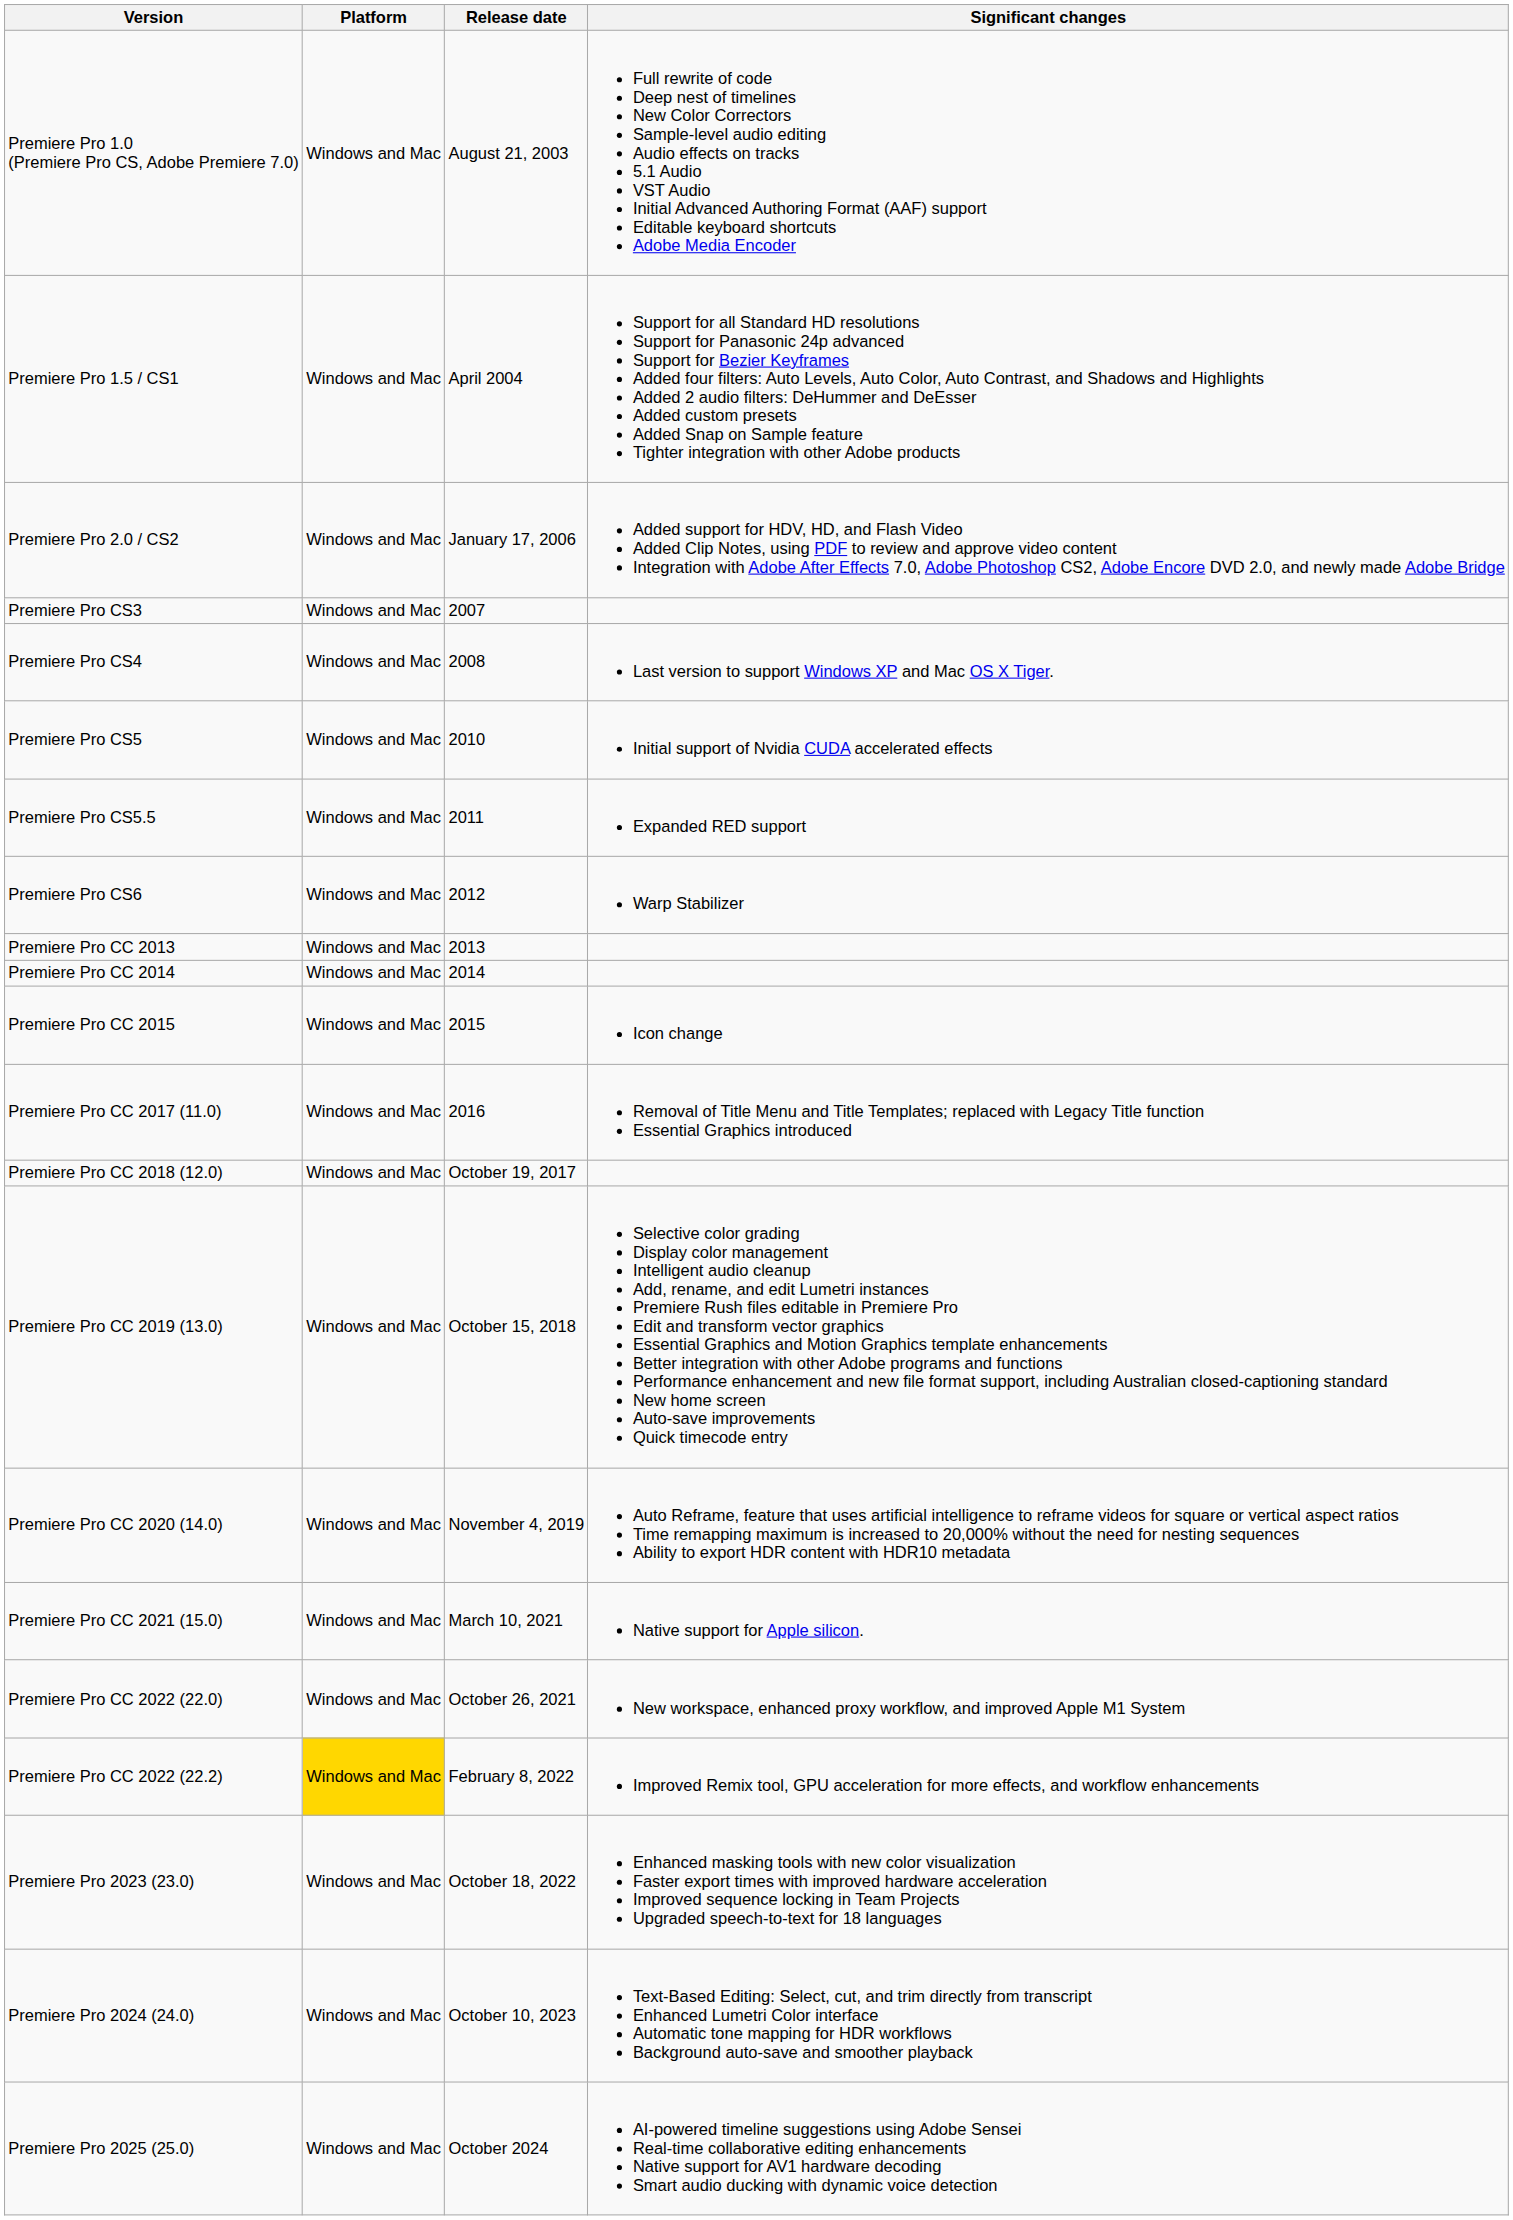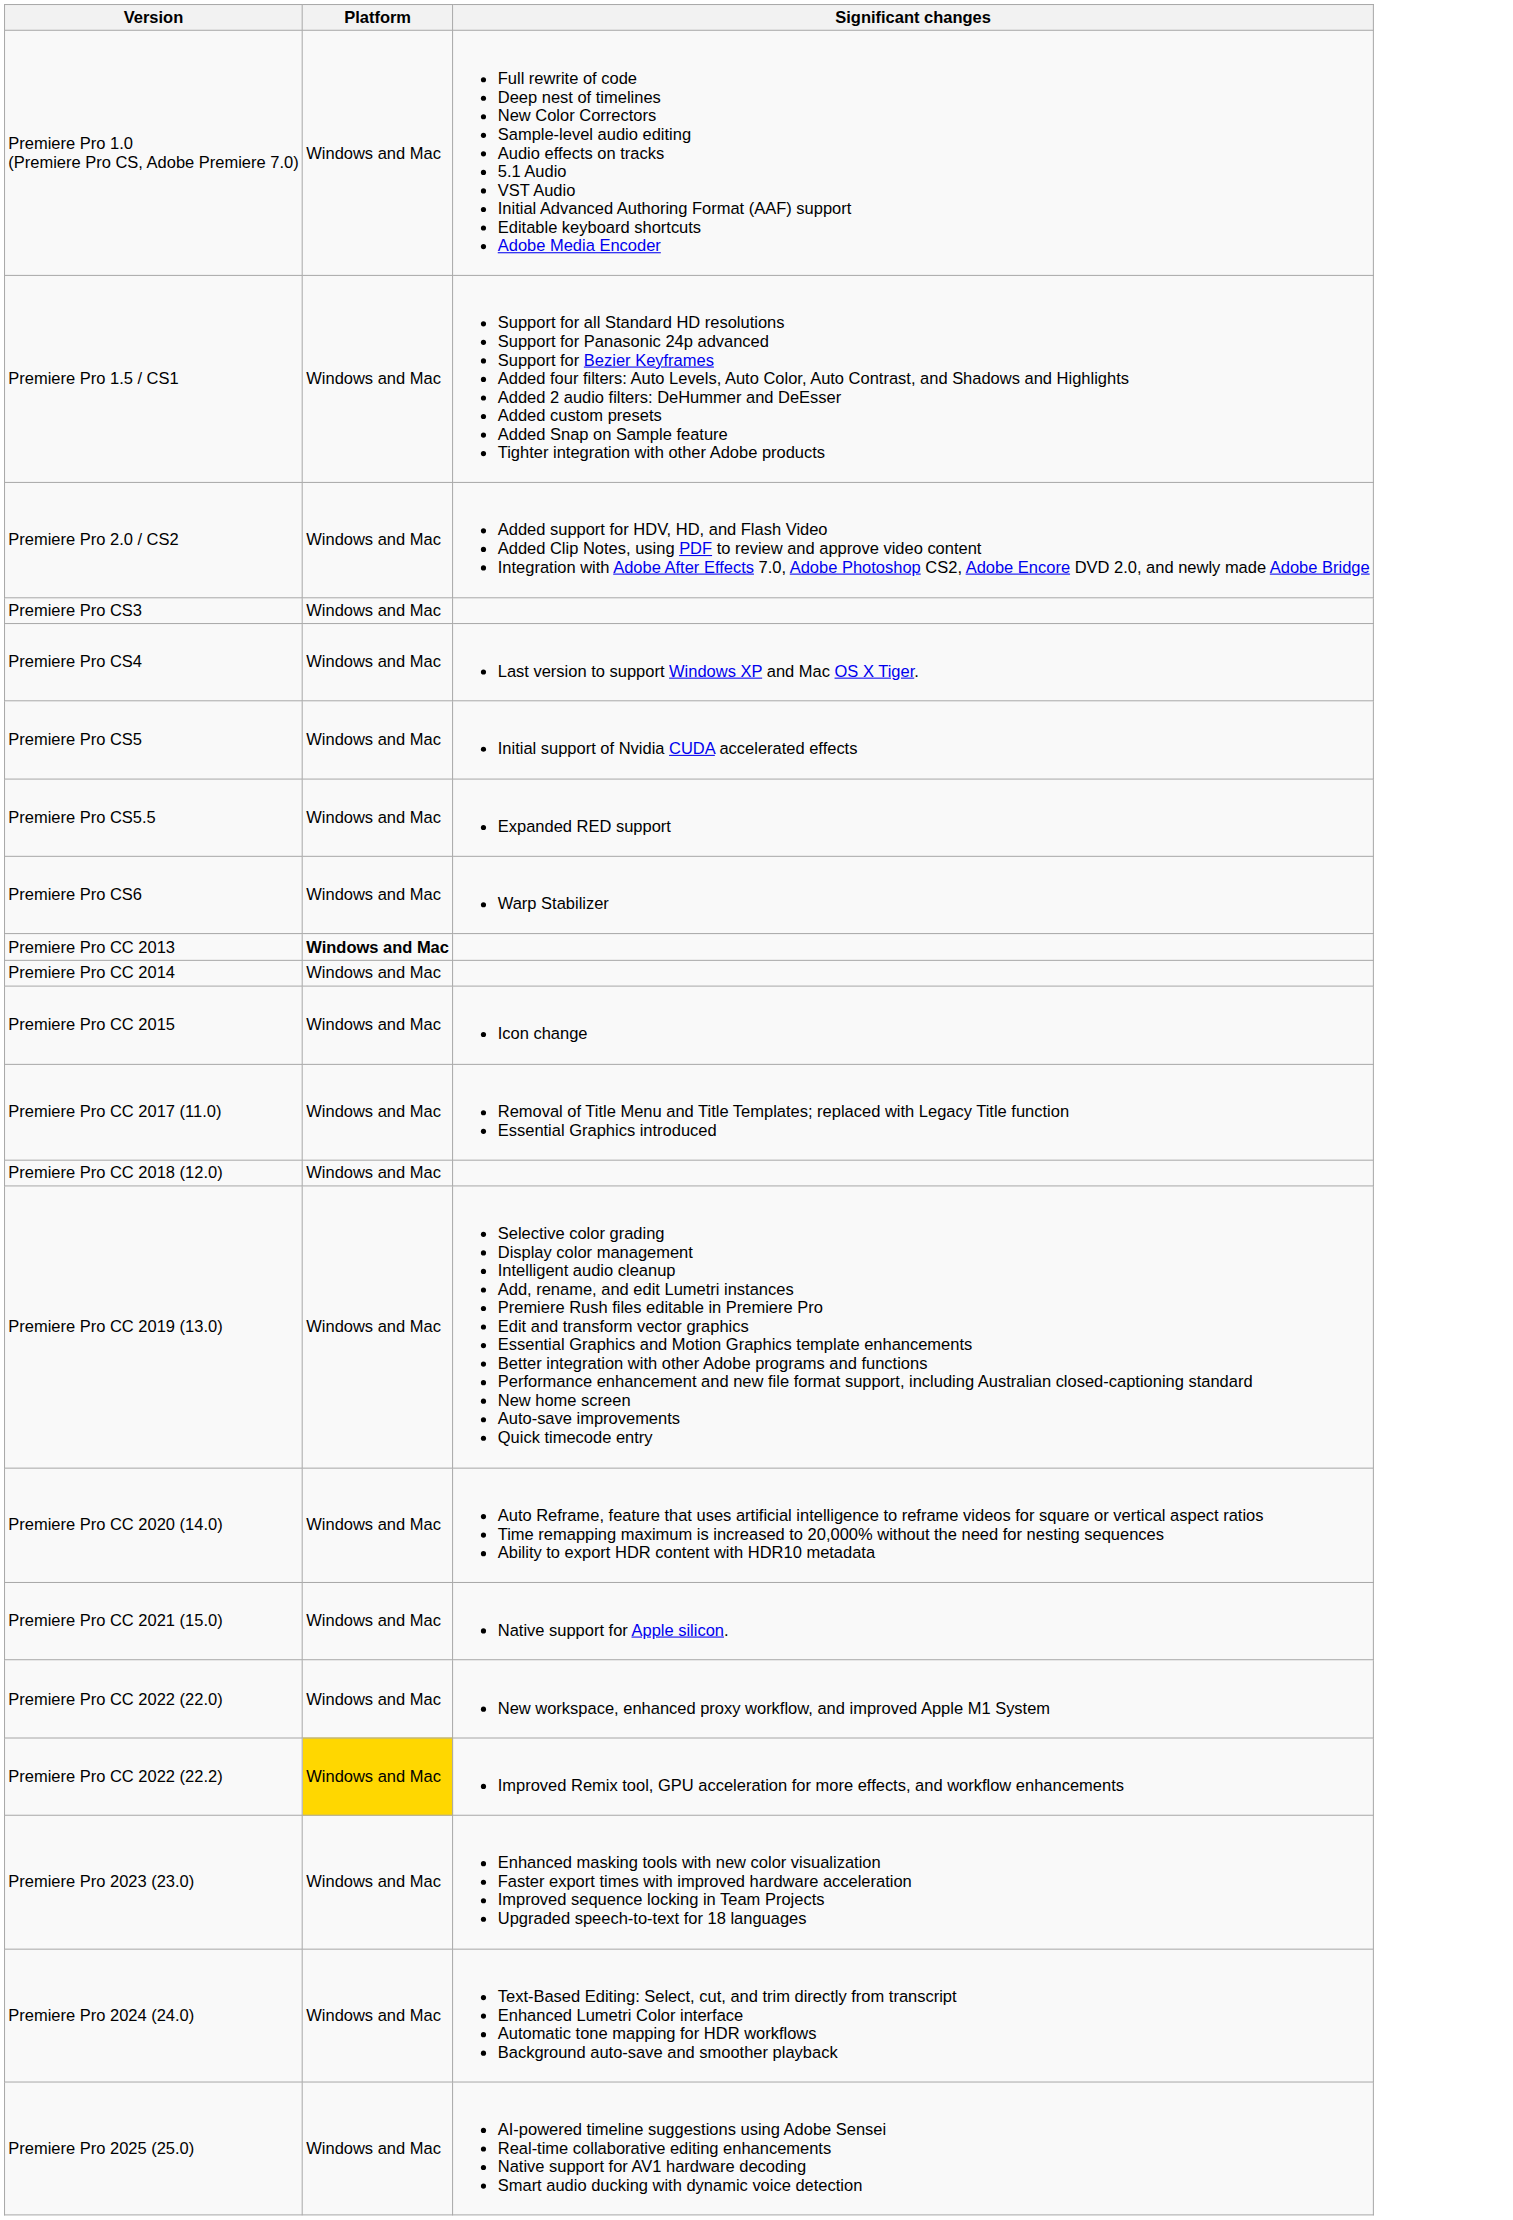- column: (516, 17)
(374, 947) normal -> (378, 947) bold
